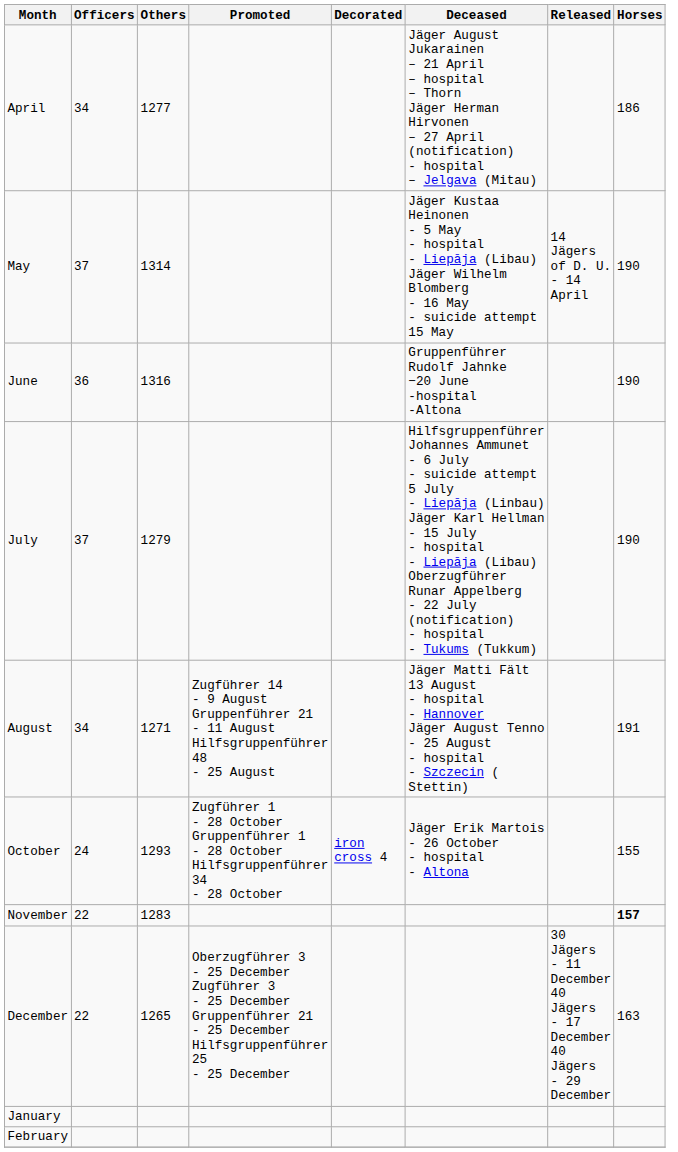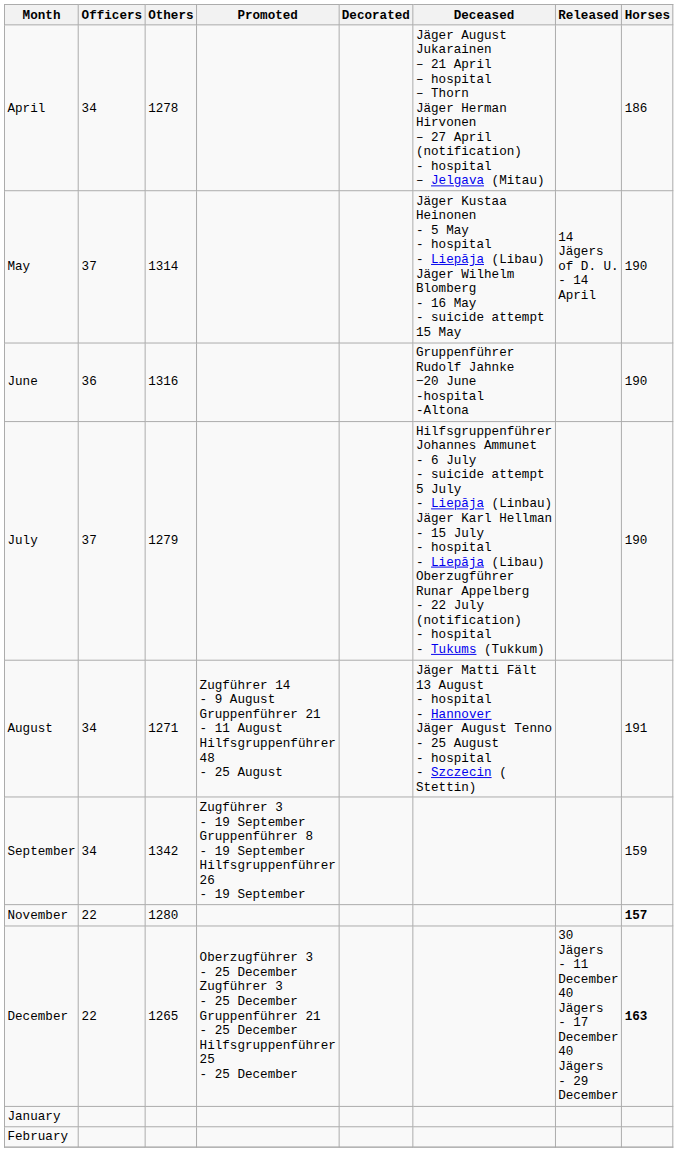(156, 108) 1277 -> (163, 108) 1278
+ row: (42, 851)
- row: (34, 851)
(156, 915) 1283 -> (163, 915) 1280
(628, 1016) normal -> (636, 1016) bold
